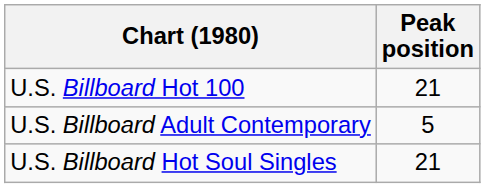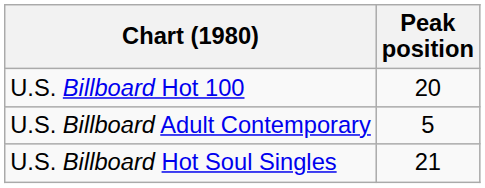(428, 87) 21 -> (428, 87) 20
